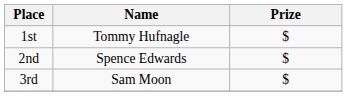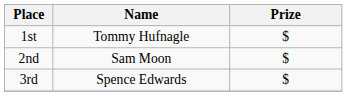(141, 58) Spence Edwards -> (141, 58) Sam Moon
(141, 79) Sam Moon -> (141, 79) Spence Edwards
